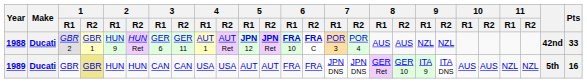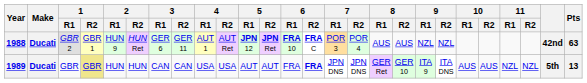(573, 44) 33 -> (573, 44) 63
(314, 67) normal -> (314, 67) bold
(573, 67) 16 -> (573, 67) 13
